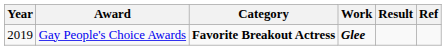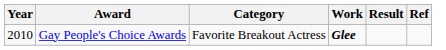(20, 34) 2019 -> (20, 34) 2010
(264, 34) bold -> (259, 34) normal
